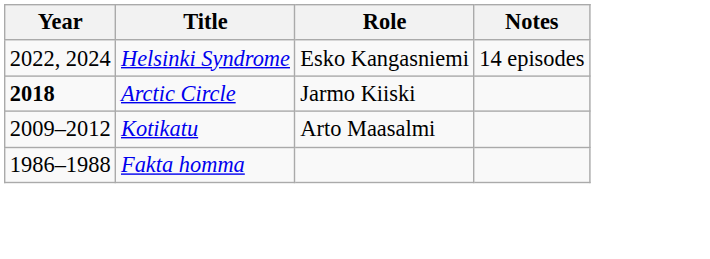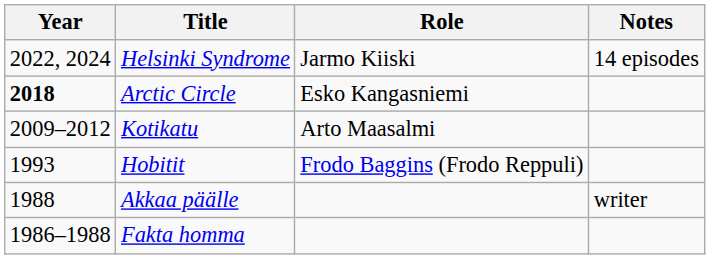(385, 57) Esko Kangasniemi -> (358, 57) Jarmo Kiiski
(358, 93) Jarmo Kiiski -> (385, 93) Esko Kangasniemi
+ row: (153, 164)
+ row: (180, 199)
